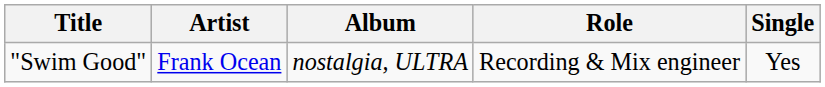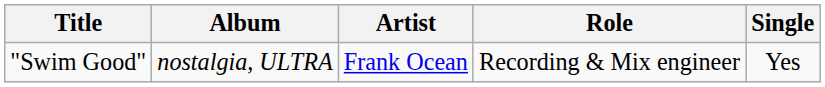columns swapped: (380, 23) <-> (219, 23)
